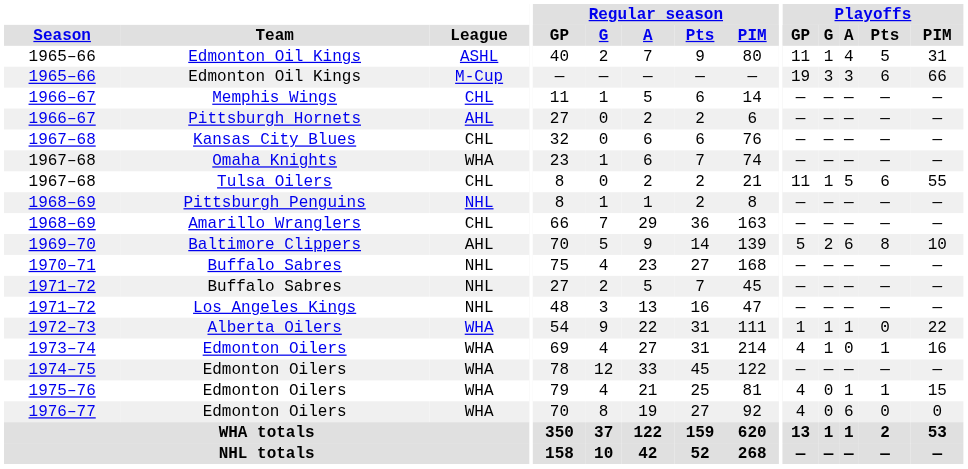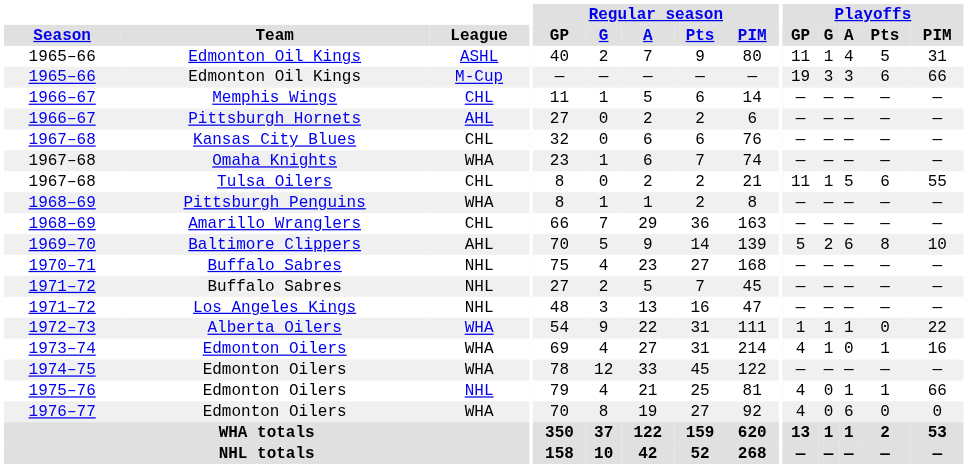(479, 203) NHL -> (479, 203) WHA
(479, 391) WHA -> (479, 391) NHL
(937, 391) 15 -> (937, 391) 66
